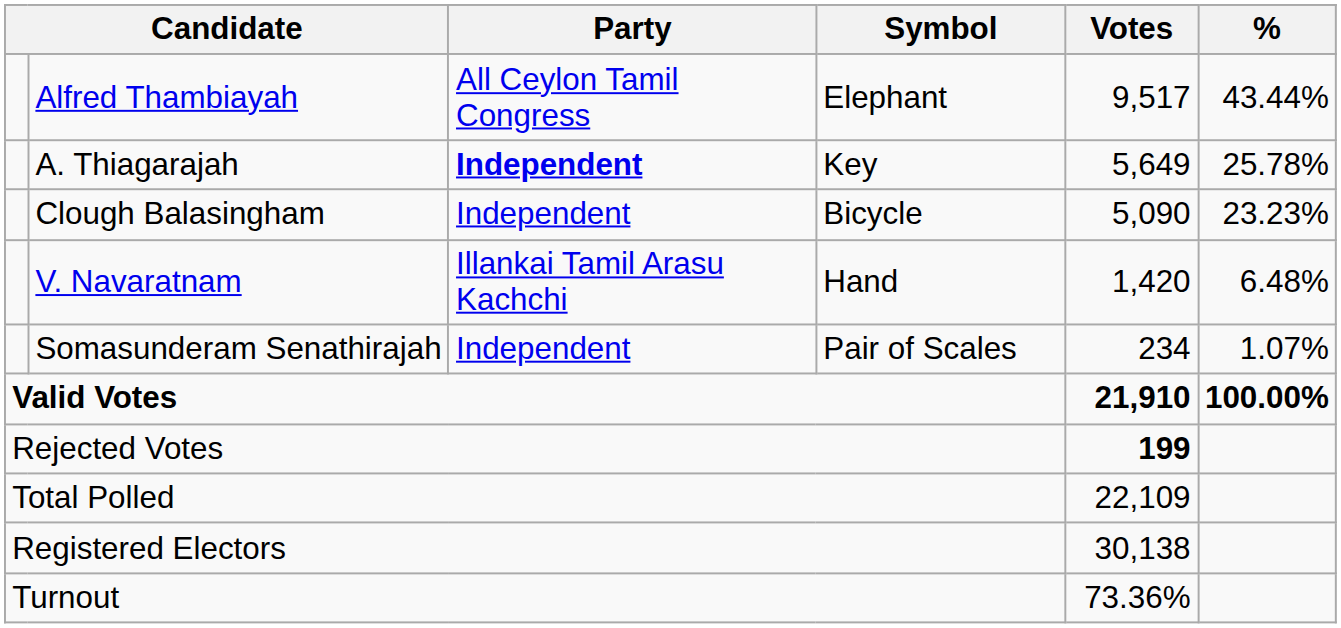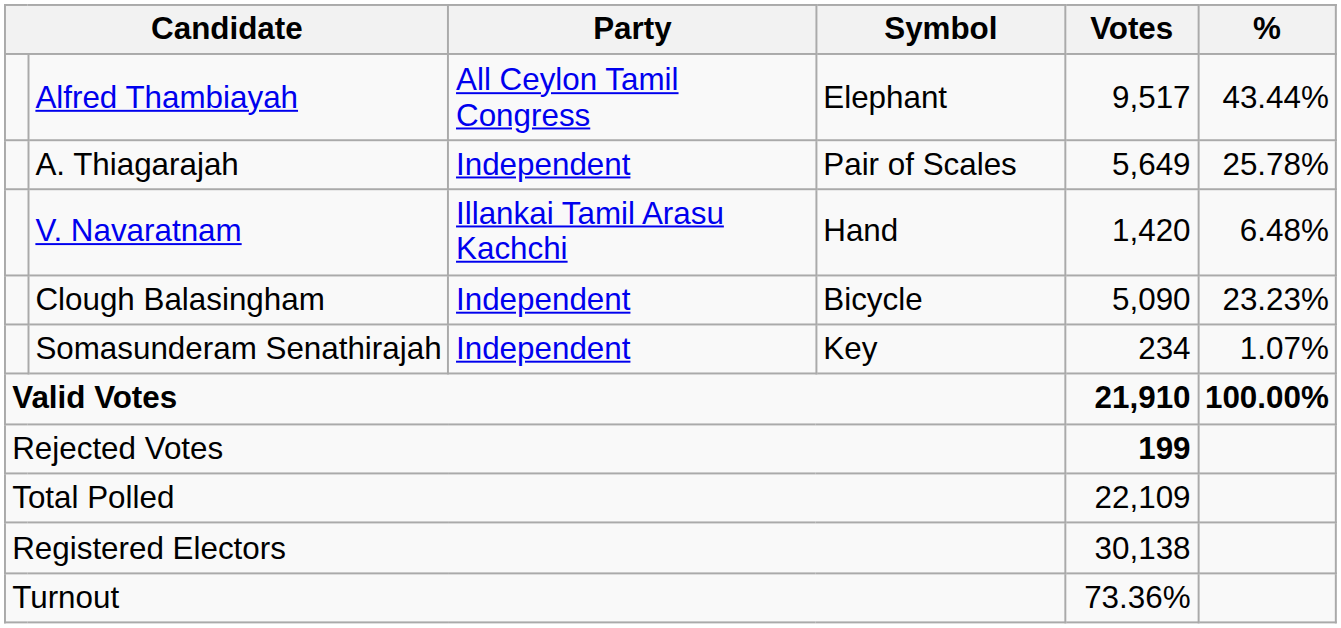(549, 164) bold -> (543, 164) normal
(850, 164) Key -> (920, 164) Pair of Scales
rows swapped: (180, 213) <-> (139, 281)
(920, 348) Pair of Scales -> (850, 348) Key
